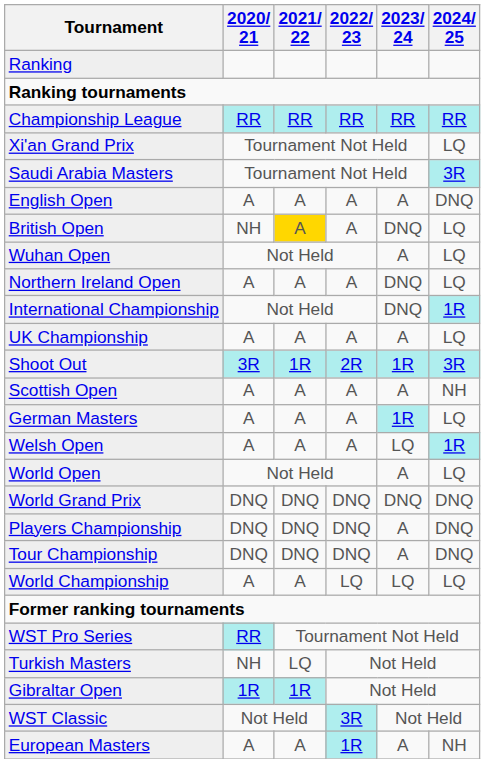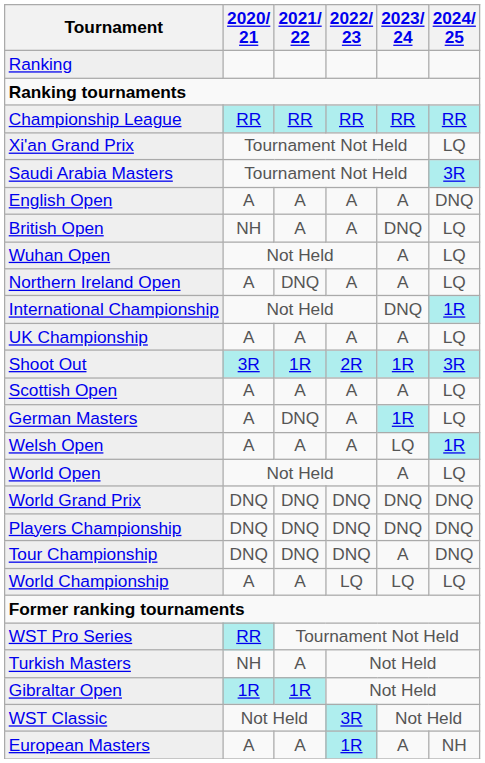(300, 227) gold background -> (300, 227) no background
(300, 282) A -> (300, 282) DNQ
(403, 282) DNQ -> (403, 282) A
(454, 391) NH -> (454, 391) LQ
(300, 418) A -> (300, 418) DNQ
(403, 527) A -> (403, 527) DNQ
(300, 663) LQ -> (300, 663) A
